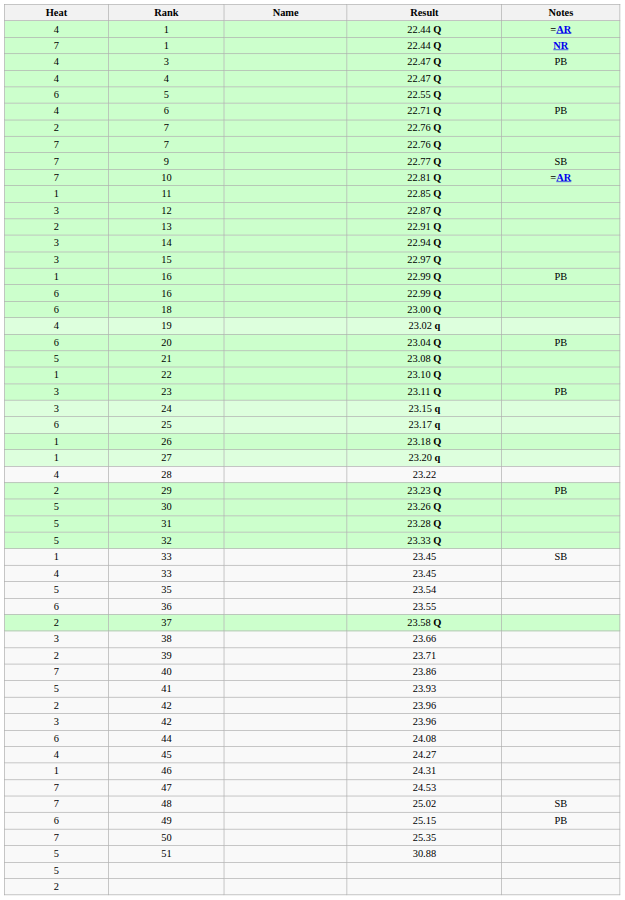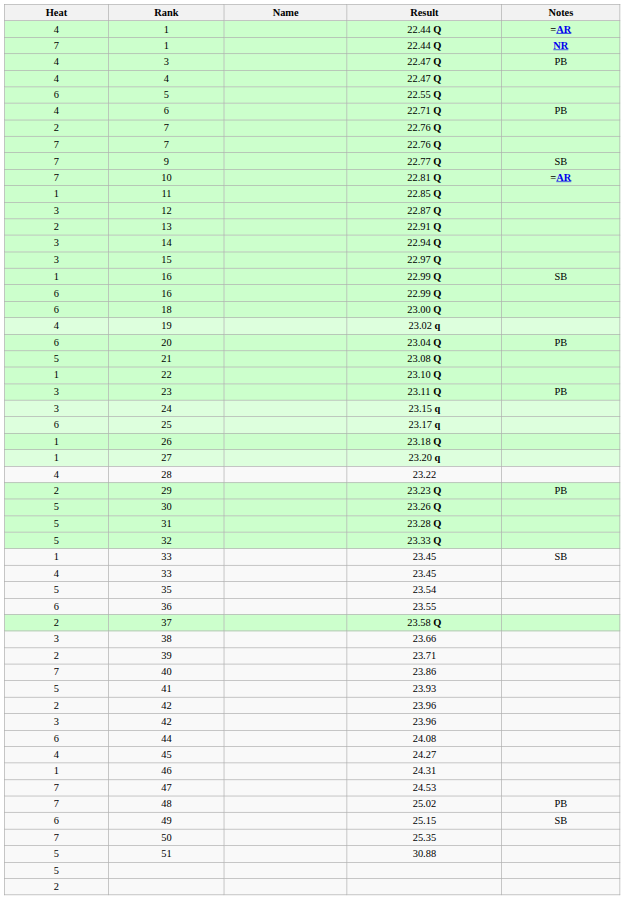(561, 276) PB -> (561, 276) SB
(561, 804) SB -> (561, 804) PB
(561, 820) PB -> (561, 820) SB
